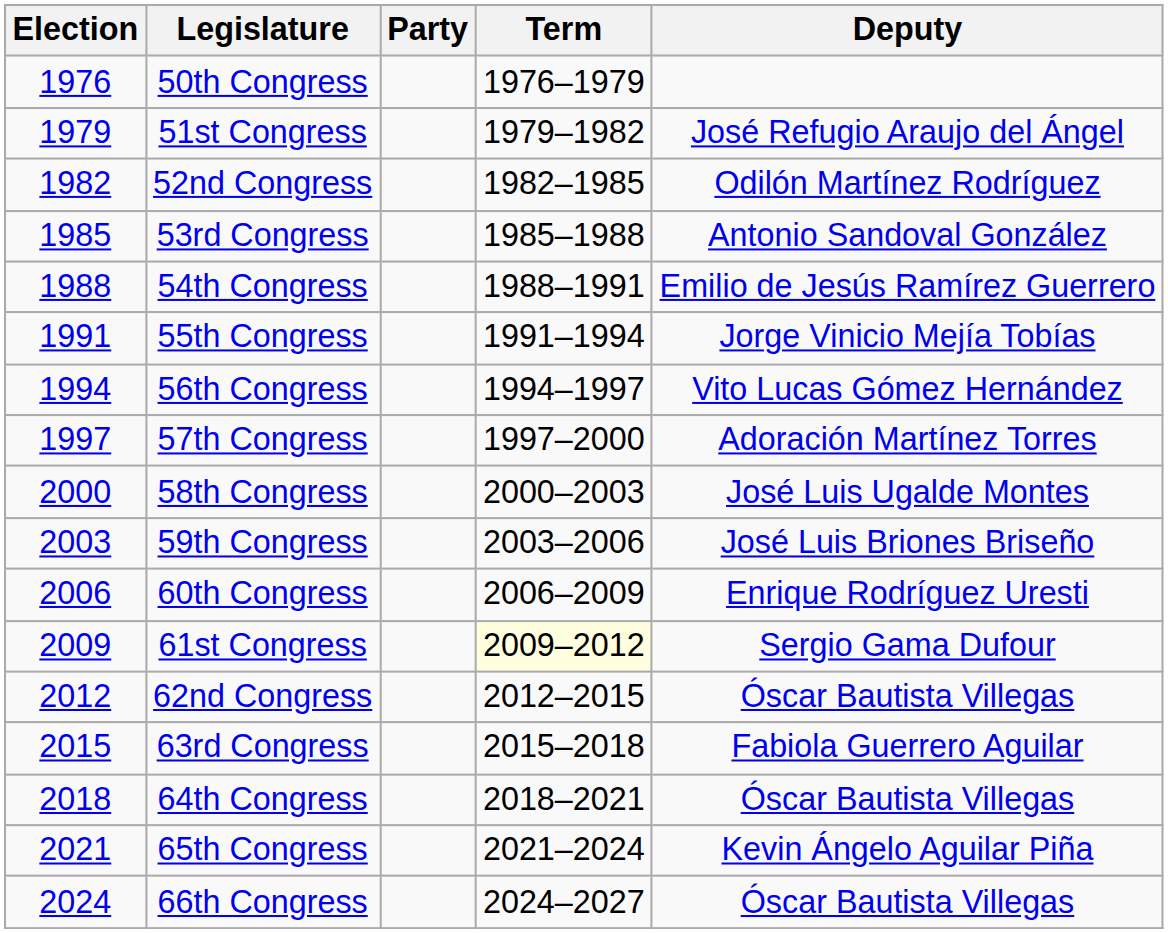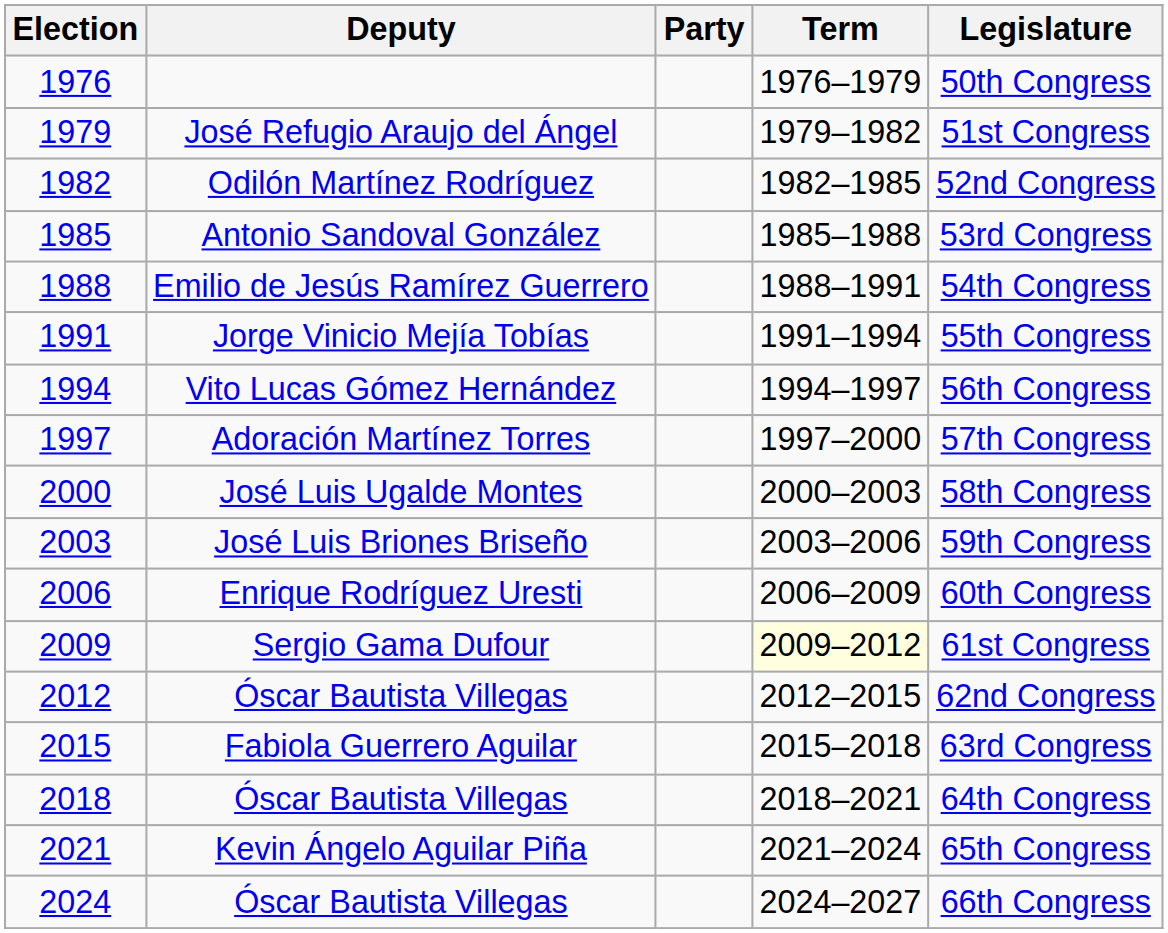columns swapped: (907, 30) <-> (263, 30)
